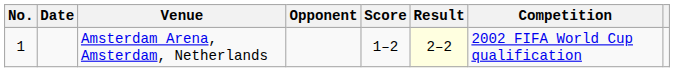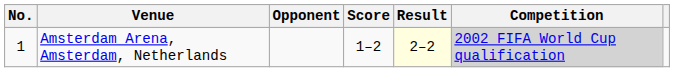- column: (57, 16)
(552, 47) no background -> (535, 47) lightgrey background
